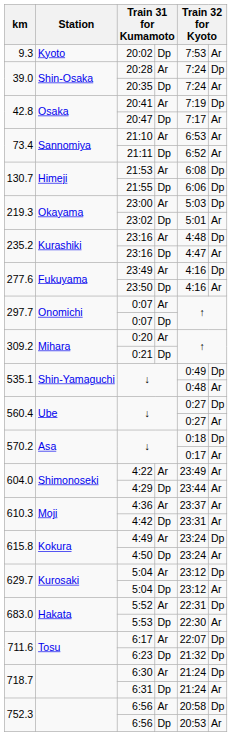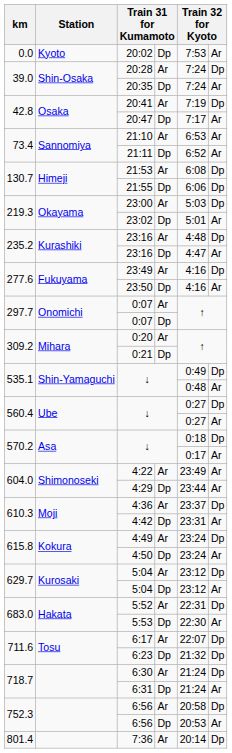(26, 53) 9.3 -> (26, 53) 0.0
(216, 505) Ar -> (218, 505) Dp
+ row: (142, 740)
